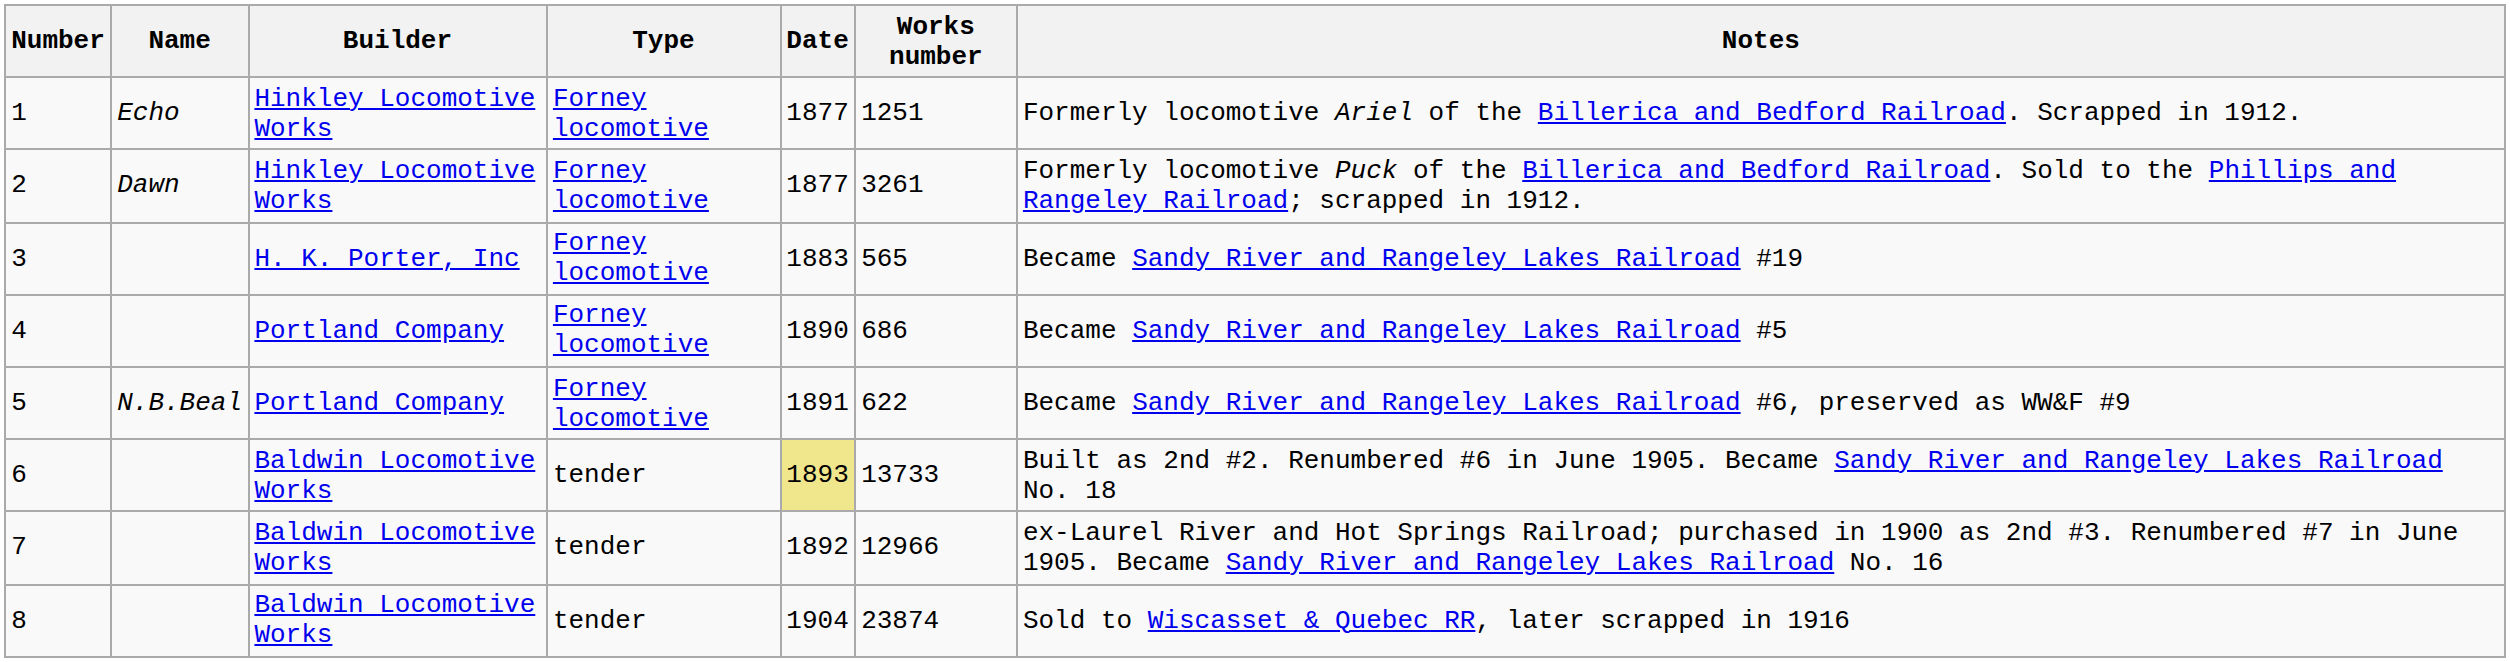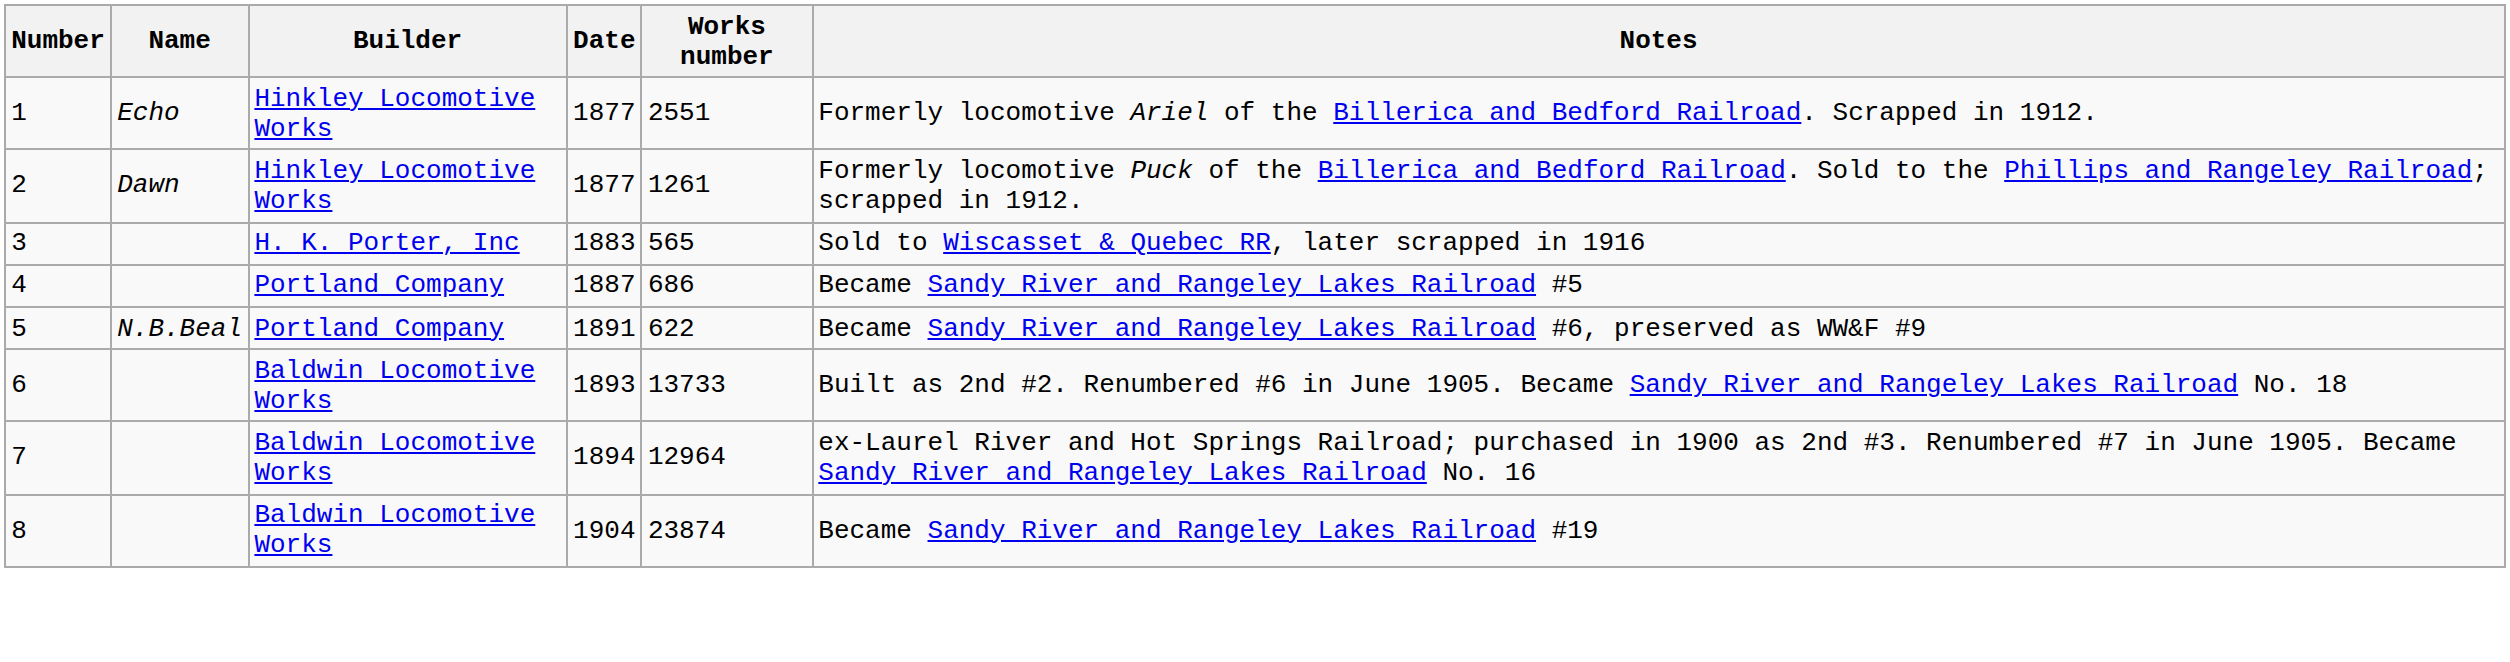- column: (663, 41)
(892, 114) 1251 -> (679, 114) 2551
(892, 186) 3261 -> (679, 186) 1261
(1413, 258) Became Sandy River and Rangeley Lakes Railroad #19 -> (1232, 243) Sold to Wiscasset & Quebec RR, later scrapped in 1916
(818, 331) 1890 -> (604, 286) 1887
(818, 475) khaki background -> (604, 385) no background
(818, 548) 1892 -> (604, 458) 1894
(900, 548) 12966 -> (687, 458) 12964
(1436, 620) Sold to Wiscasset & Quebec RR, later scrapped in 1916 -> (1208, 530) Became Sandy River and Rangeley Lakes Railroad #19
